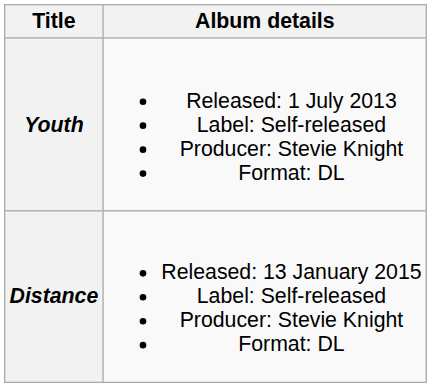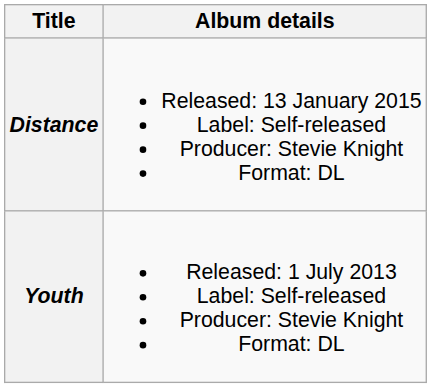rows swapped: (54, 124) <-> (54, 296)
